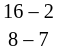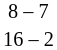rows swapped: (28, 11) <-> (28, 39)
